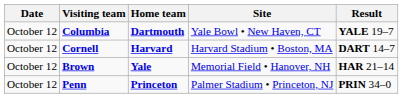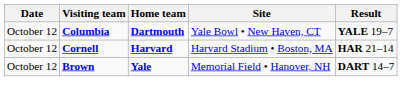(367, 48) DART 14–7 -> (366, 48) HAR 21–14
(366, 66) HAR 21–14 -> (366, 66) DART 14–7
- row: (74, 84)
